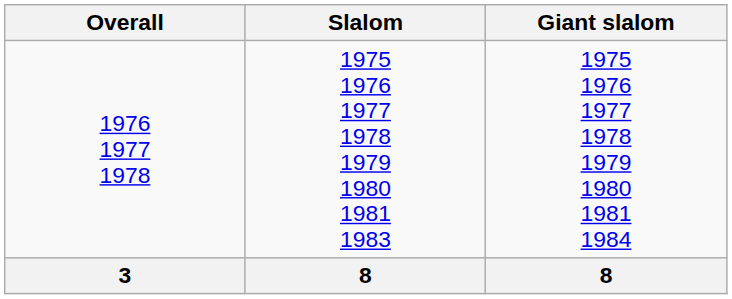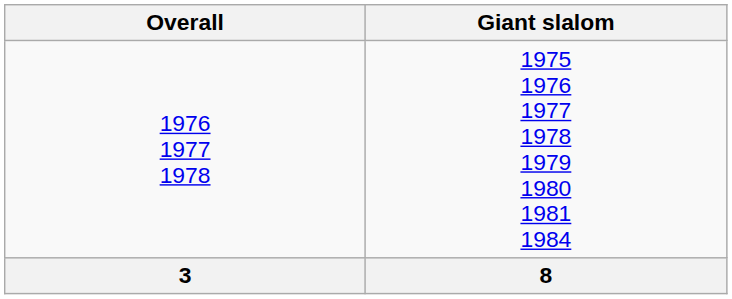- column: (365, 22)
